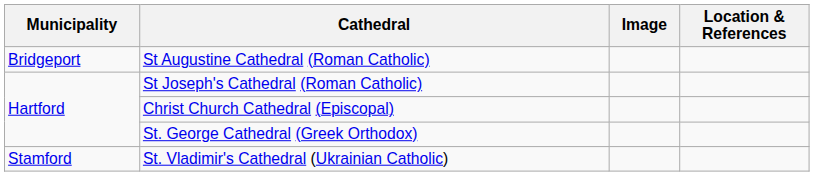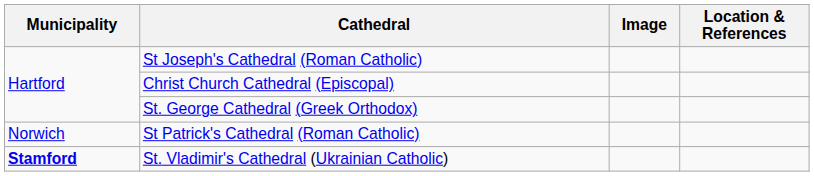- row: (286, 59)
+ row: (281, 134)
(40, 158) normal -> (43, 158) bold
